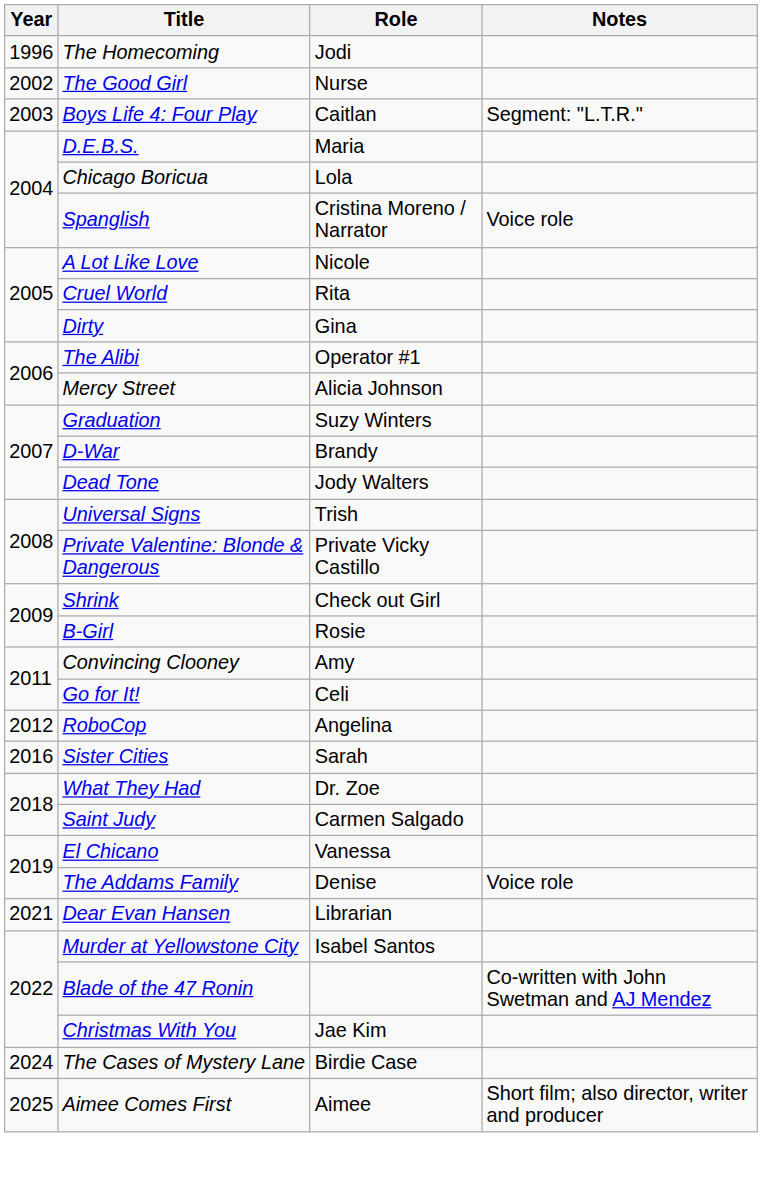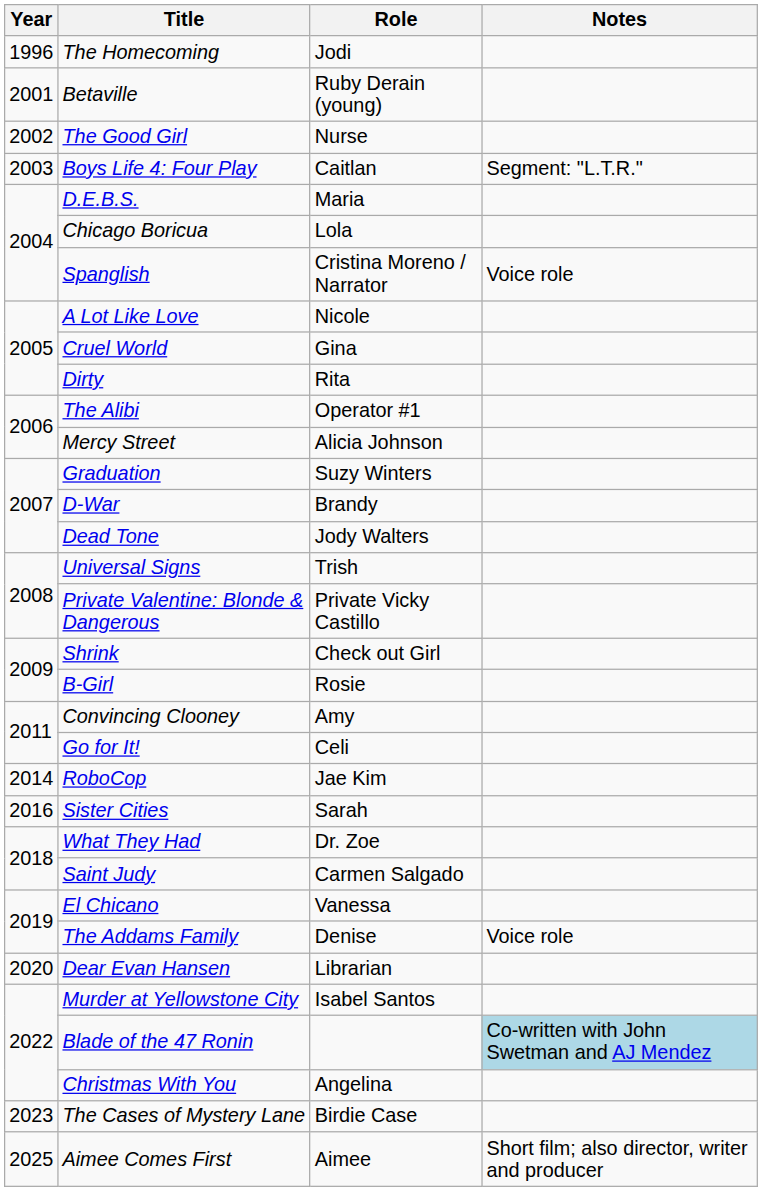+ row: (100, 94)
(332, 294) Rita -> (336, 348) Gina
(336, 325) Gina -> (332, 379) Rita
(31, 725) 2012 -> (31, 779) 2014
(353, 725) Angelina -> (351, 779) Jae Kim
(31, 914) 2021 -> (31, 968) 2020
(599, 988) no background -> (599, 1042) lightblue background
(351, 1031) Jae Kim -> (353, 1084) Angelina
(31, 1062) 2024 -> (31, 1116) 2023
